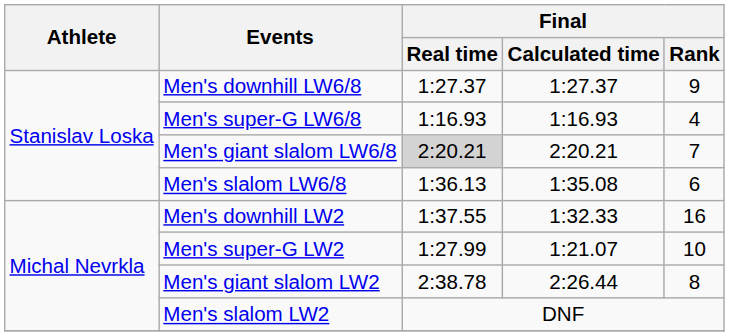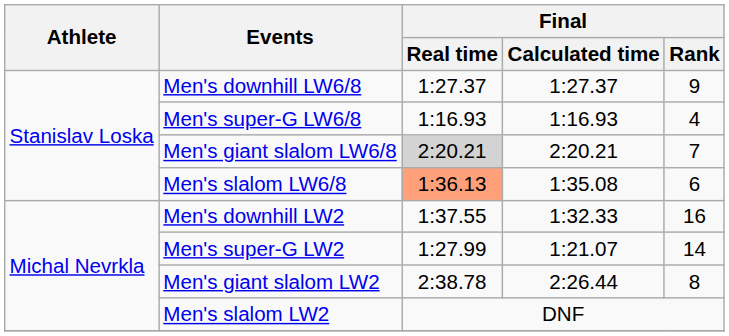(452, 184) no background -> (452, 184) lightsalmon background
(695, 249) 10 -> (695, 249) 14
